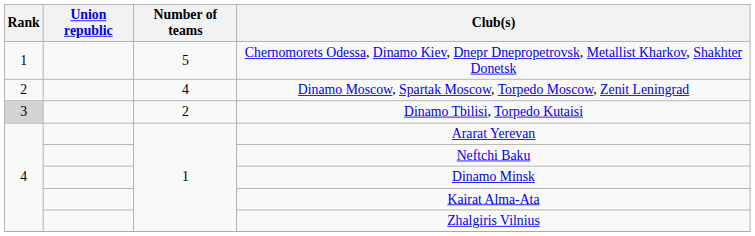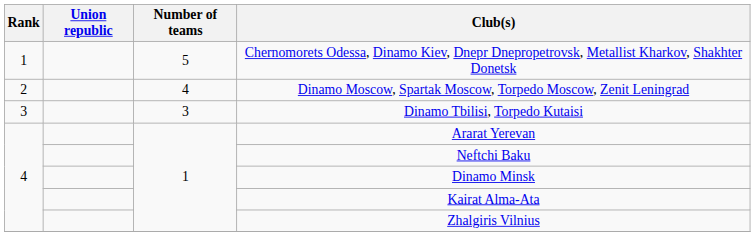(24, 111) lightgrey background -> (24, 111) no background
(185, 111) 2 -> (185, 111) 3
